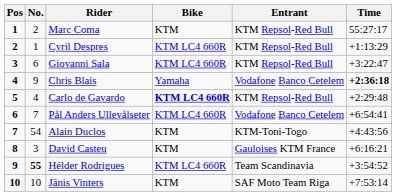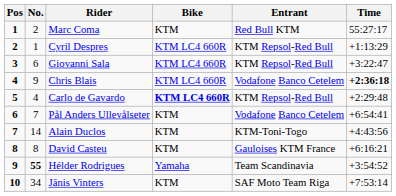(284, 30) KTM Repsol-Red Bull -> (267, 30) Red Bull KTM
(172, 81) Yamaha -> (190, 81) KTM LC4 660R
(190, 115) KTM LC4 660R -> (167, 115) KTM
(36, 132) 54 -> (36, 132) 14
(36, 149) 3 -> (36, 149) 8
(190, 166) KTM LC4 660R -> (172, 166) Yamaha
(36, 183) 10 -> (36, 183) 34
